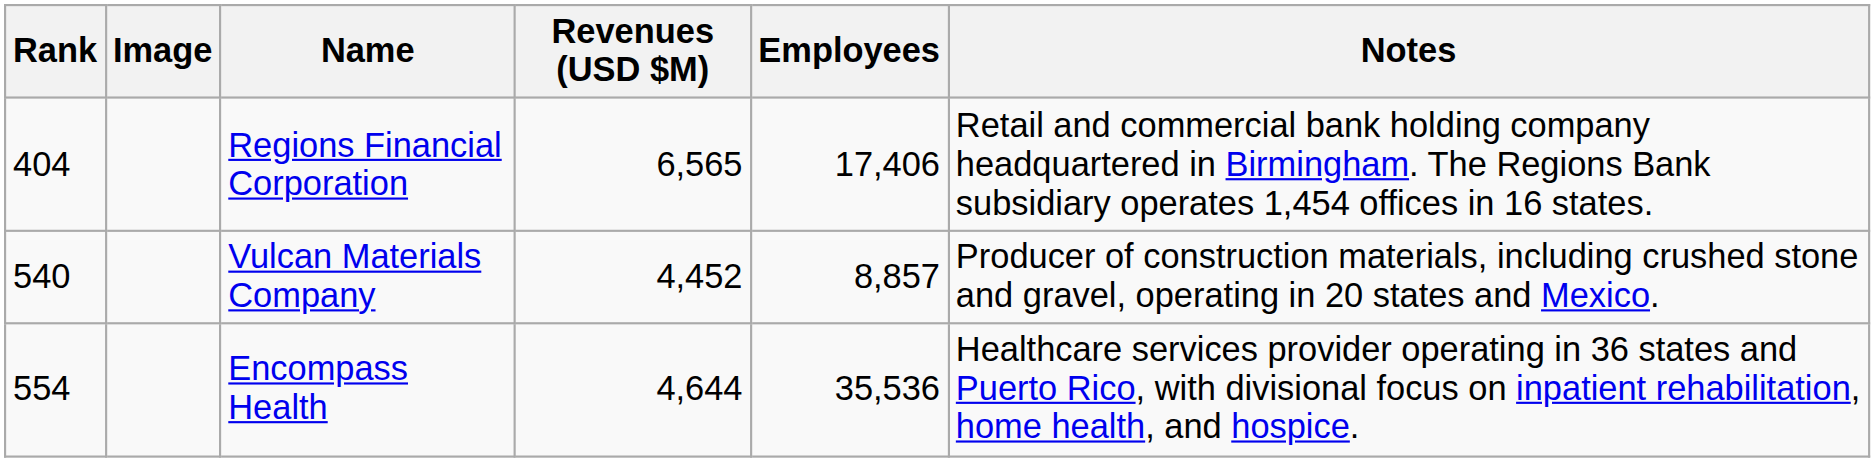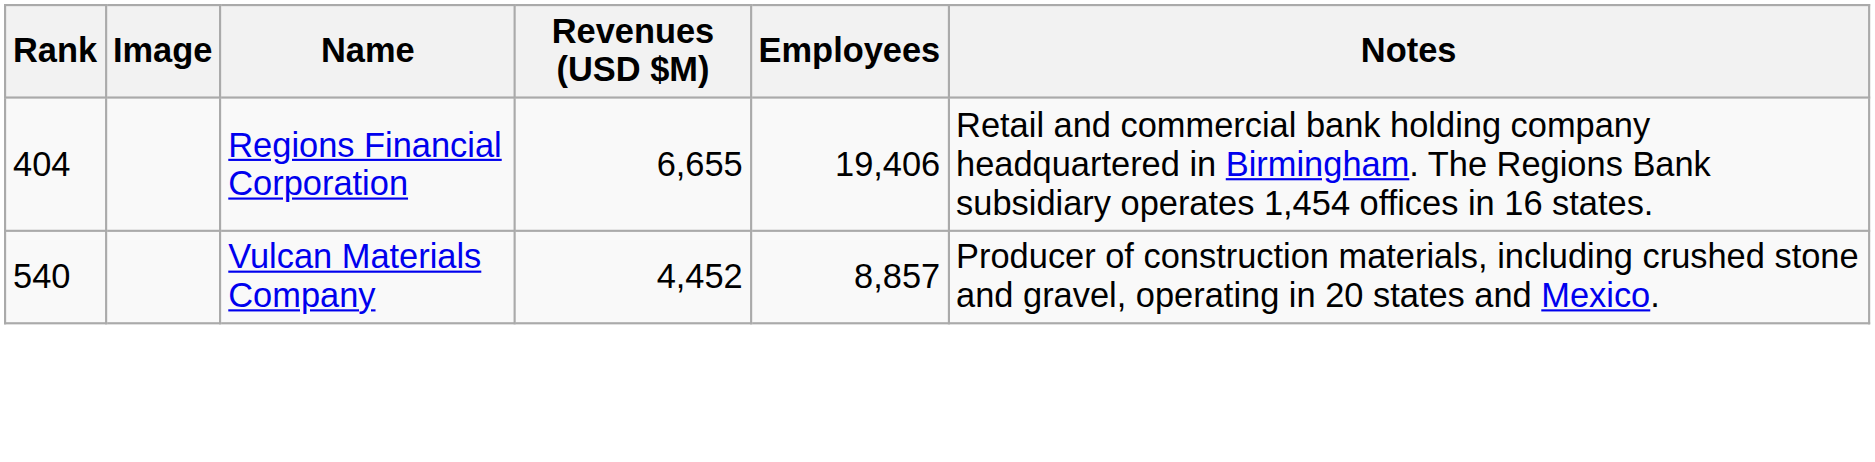(699, 163) 6,565 -> (700, 163) 6,655
(887, 163) 17,406 -> (888, 163) 19,406
- row: (318, 388)
